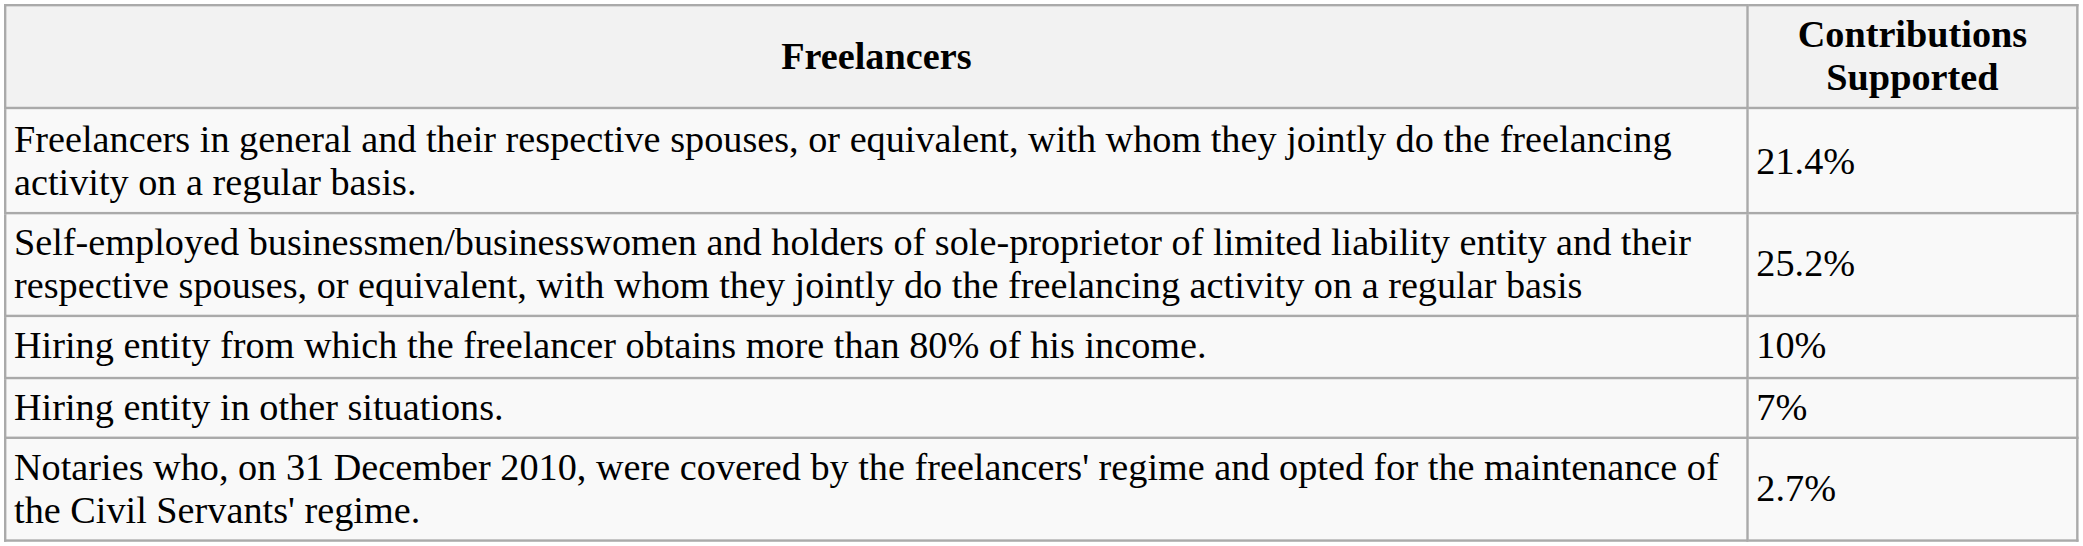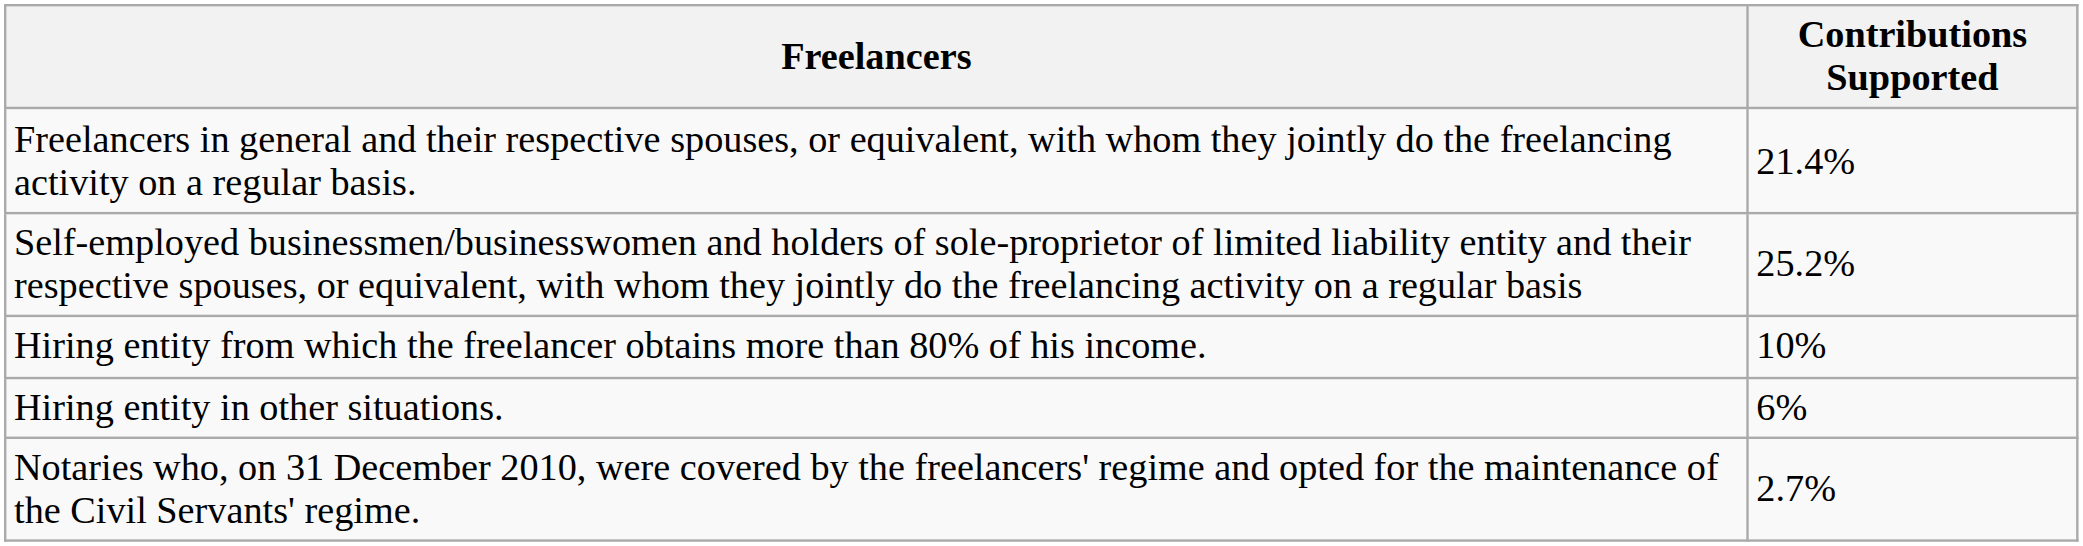(1782, 406) 7% -> (1782, 406) 6%
